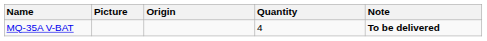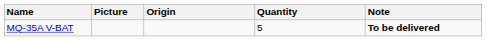(260, 28) 4 -> (260, 28) 5
